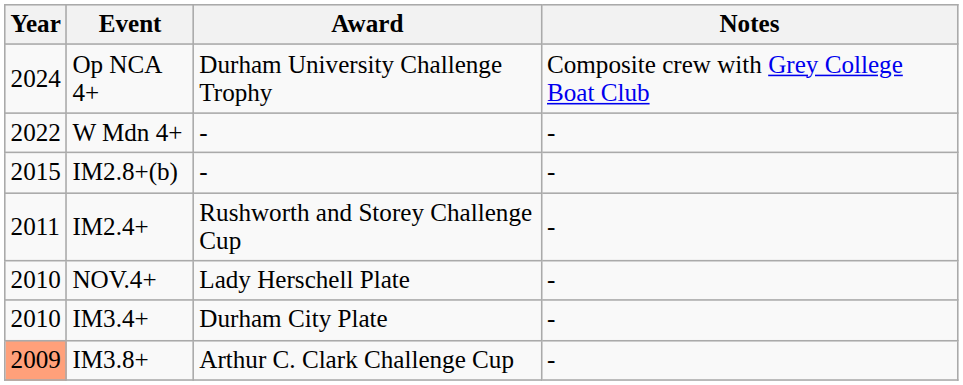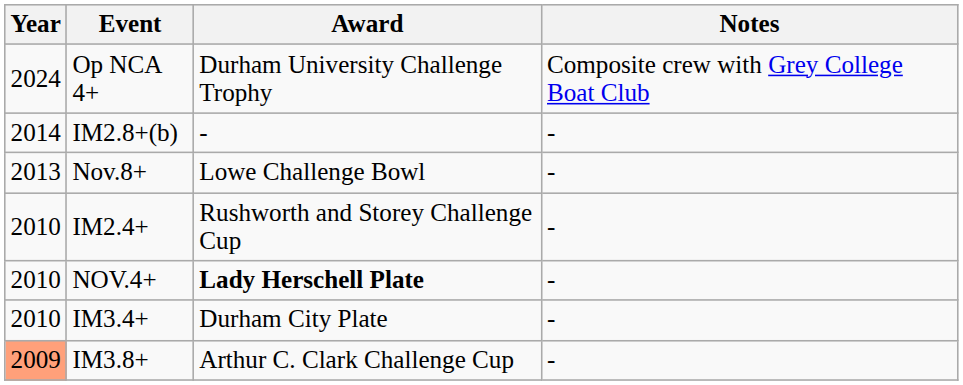- row: (127, 132)
(36, 172) 2015 -> (36, 132) 2014
+ row: (110, 172)
(35, 226) 2011 -> (36, 226) 2010
(305, 280) normal -> (312, 280) bold
